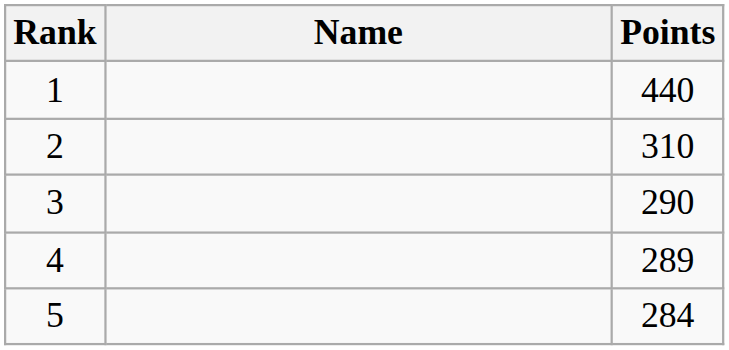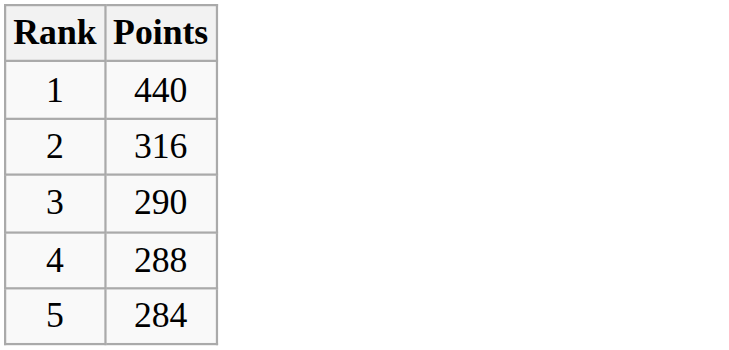- column: (358, 32)
(668, 145) 310 -> (161, 145) 316
(668, 259) 289 -> (161, 259) 288
